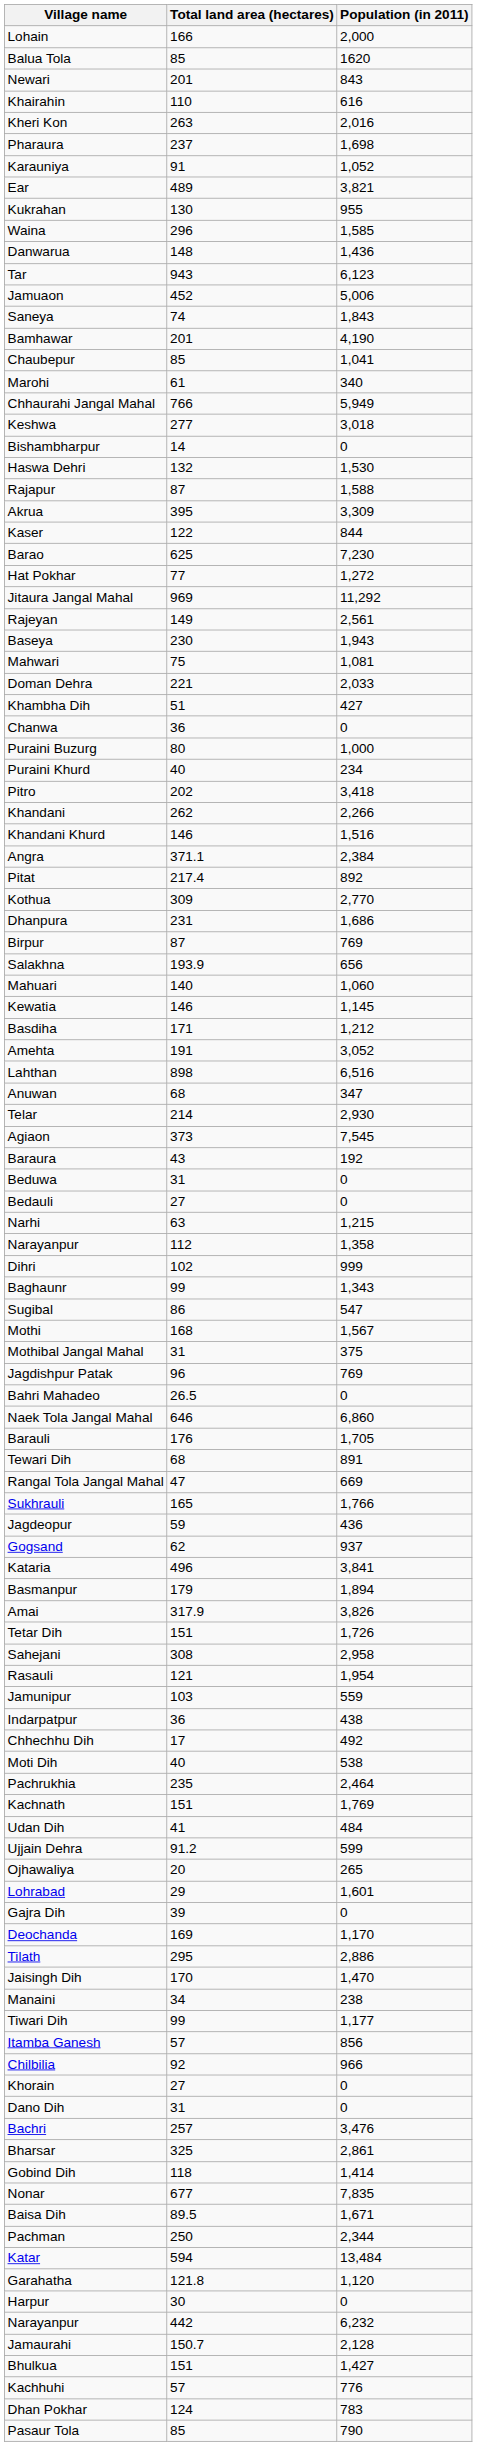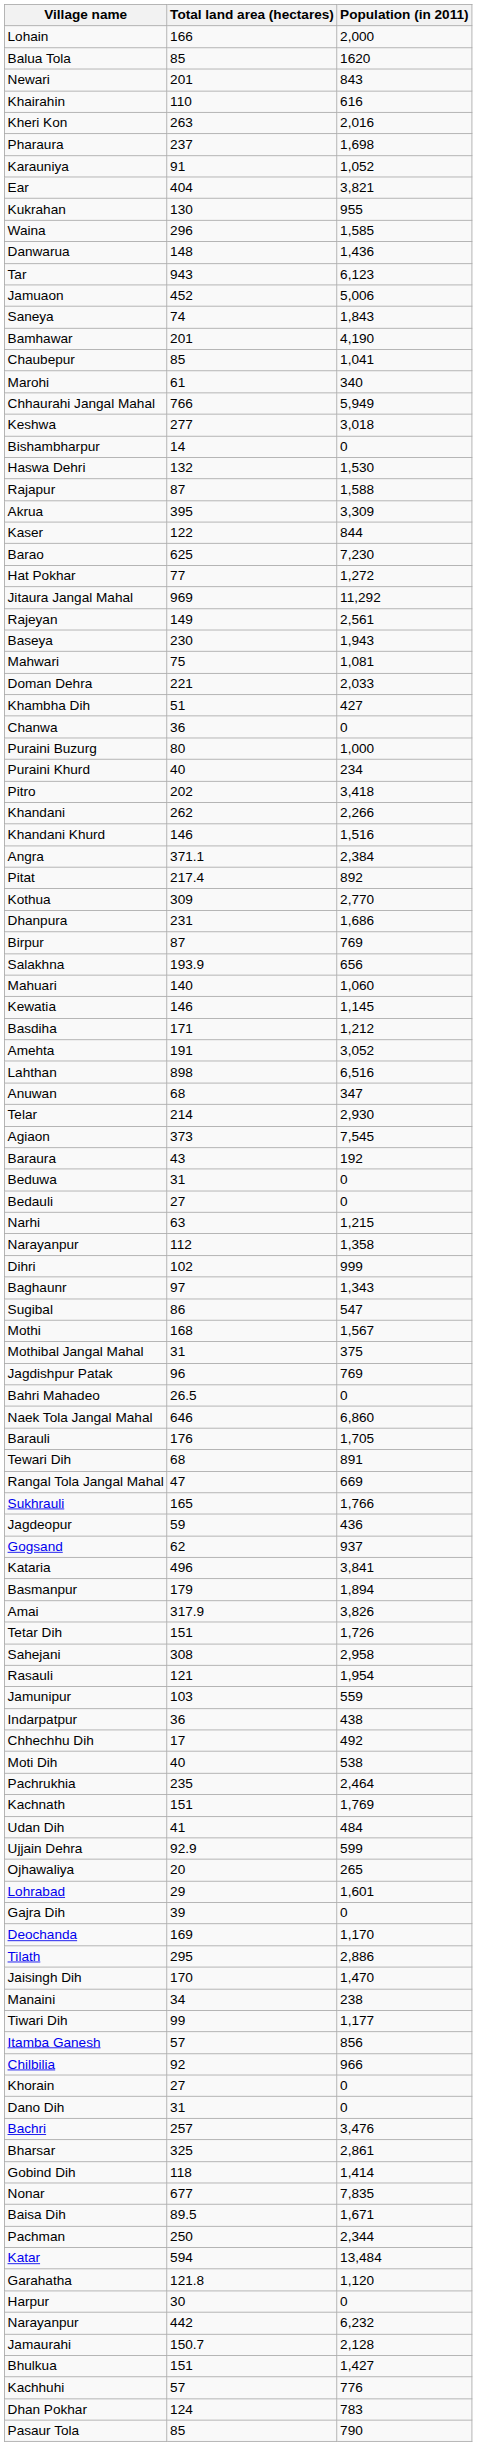(181, 187) 489 -> (181, 187) 404
(178, 1287) 99 -> (178, 1287) 97
(183, 1848) 91.2 -> (183, 1848) 92.9
